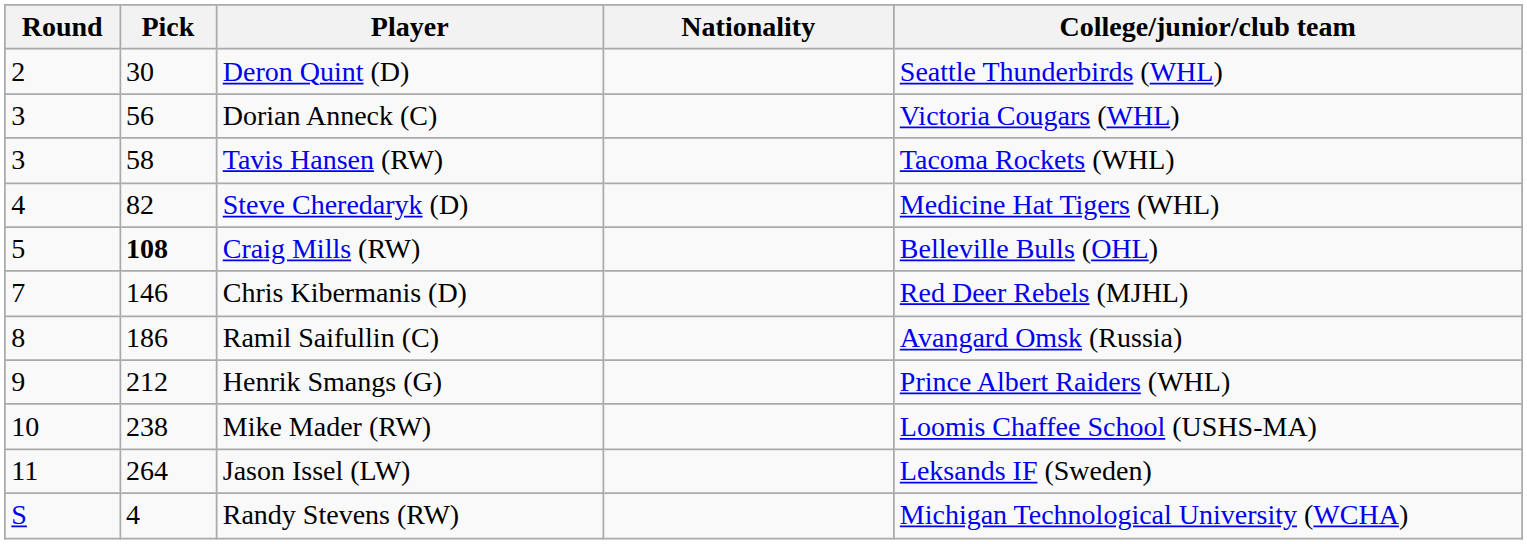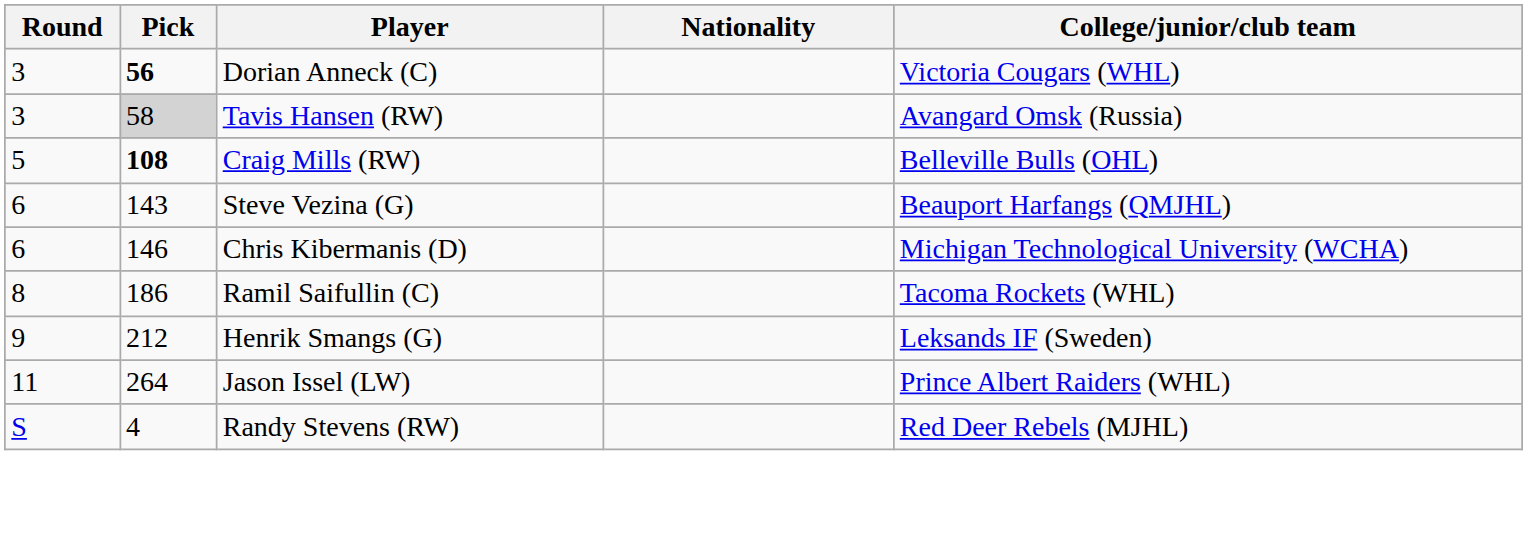- row: (316, 71)
(140, 115) normal -> (140, 71) bold
(140, 159) no background -> (140, 115) lightgrey background
(1037, 159) Tacoma Rockets (WHL) -> (1041, 115) Avangard Omsk (Russia)
- row: (346, 204)
+ row: (318, 204)
(18, 293) 7 -> (18, 248) 6
(1044, 293) Red Deer Rebels (MJHL) -> (1154, 248) Michigan Technological University (WCHA)
(1041, 337) Avangard Omsk (Russia) -> (1037, 293) Tacoma Rockets (WHL)
(1065, 381) Prince Albert Raiders (WHL) -> (1026, 337) Leksands IF (Sweden)
- row: (327, 426)
(1026, 470) Leksands IF (Sweden) -> (1065, 381) Prince Albert Raiders (WHL)
(1154, 515) Michigan Technological University (WCHA) -> (1044, 426) Red Deer Rebels (MJHL)
